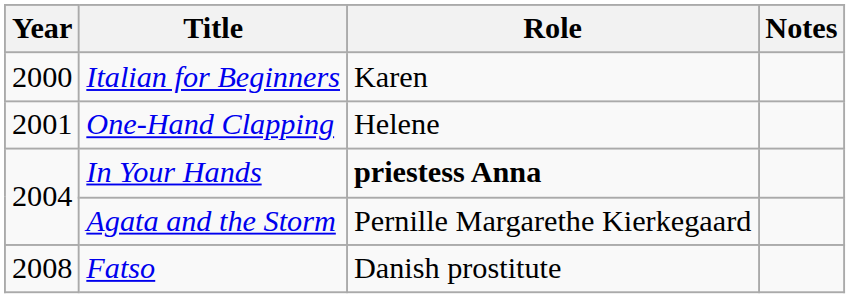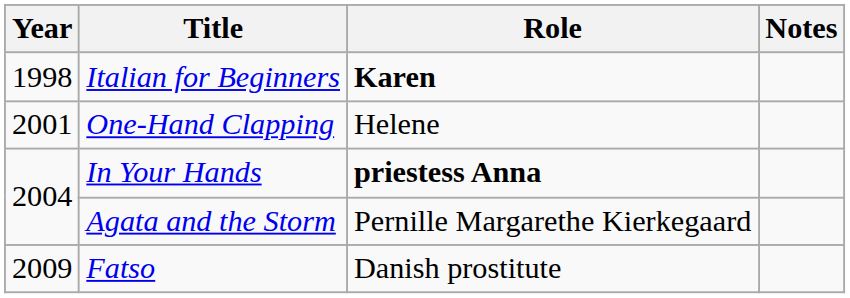(42, 76) 2000 -> (42, 76) 1998
(391, 76) normal -> (395, 76) bold
(42, 268) 2008 -> (42, 268) 2009
